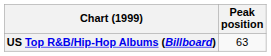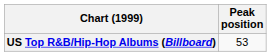(242, 42) 63 -> (242, 42) 53
